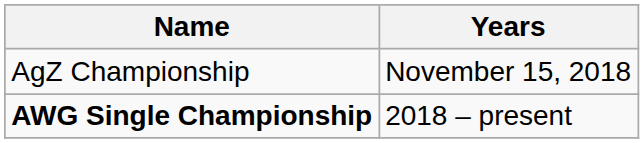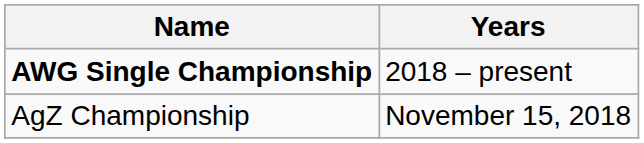rows swapped: (130, 71) <-> (192, 115)
